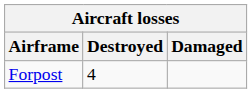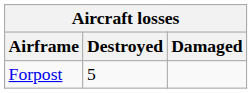(91, 74) 4 -> (91, 74) 5
